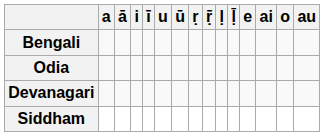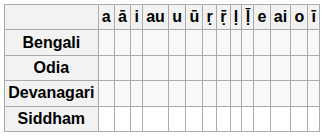columns swapped: (148, 17) <-> (307, 17)
